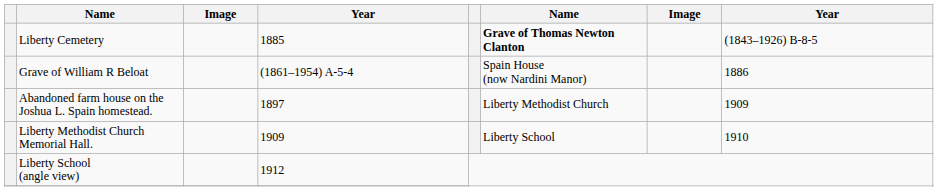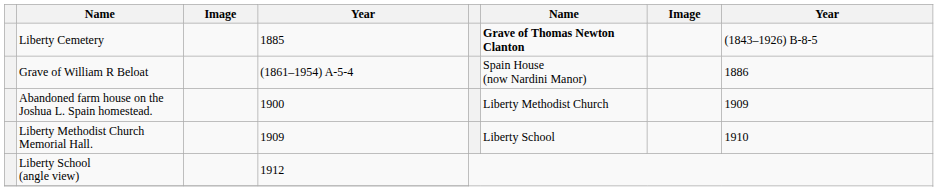(272, 104) 1897 -> (272, 104) 1900
